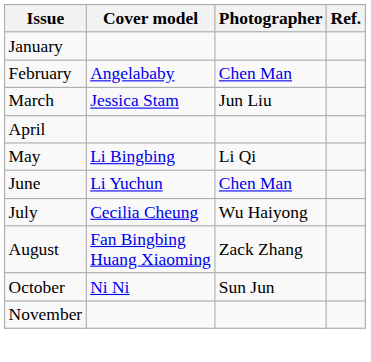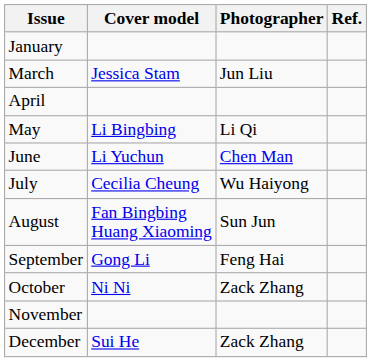- row: (40, 73)
(261, 249) Zack Zhang -> (248, 221) Sun Jun
+ row: (46, 259)
(247, 286) Sun Jun -> (262, 286) Zack Zhang
+ row: (44, 342)
